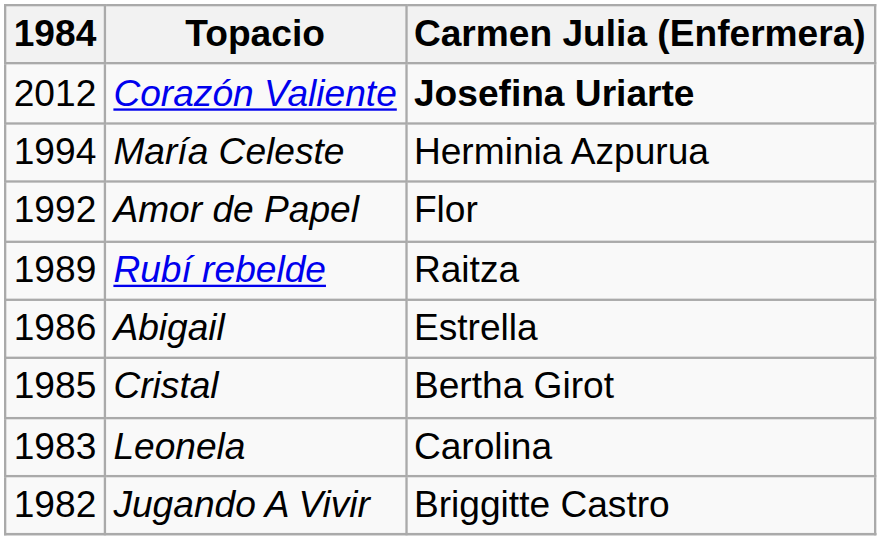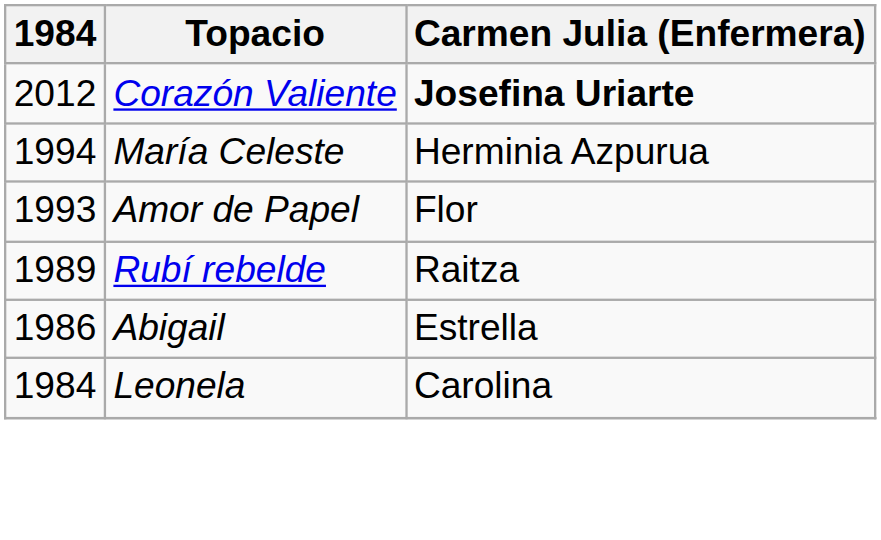(55, 210) 1992 -> (55, 210) 1993
- row: (166, 387)
(55, 446) 1983 -> (55, 387) 1984
- row: (242, 504)
